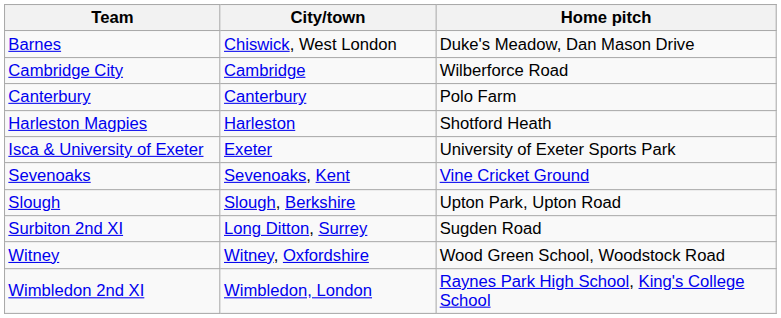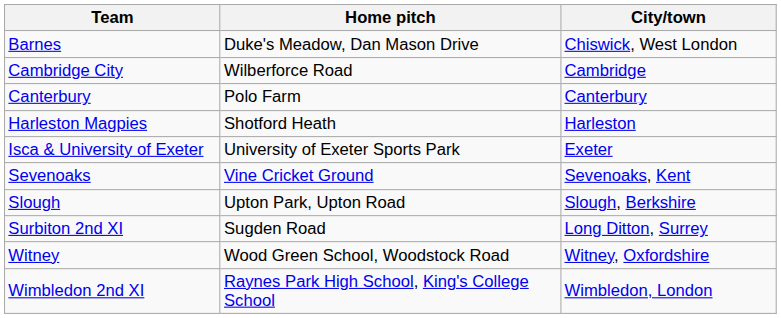columns swapped: (328, 17) <-> (606, 17)
